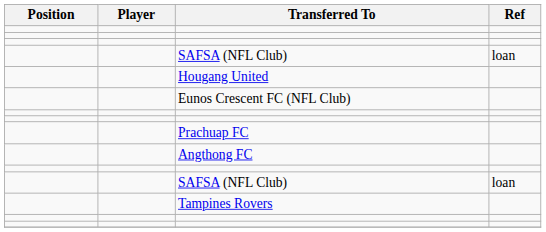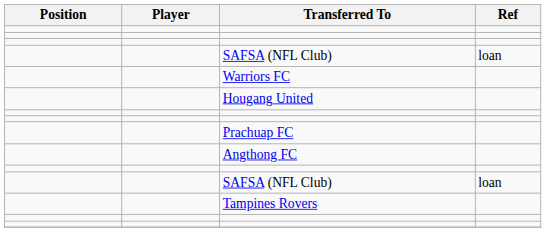+ row: (256, 77)
- row: (264, 98)
